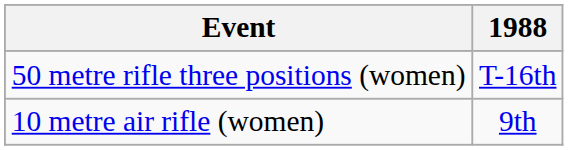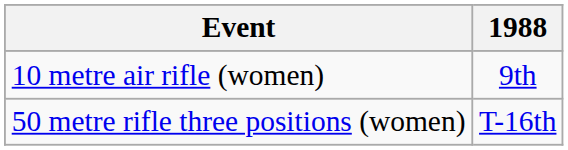rows swapped: (239, 74) <-> (168, 121)
